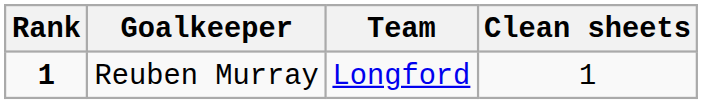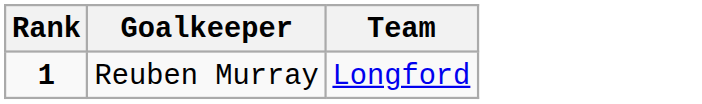- column: (588, 29)
